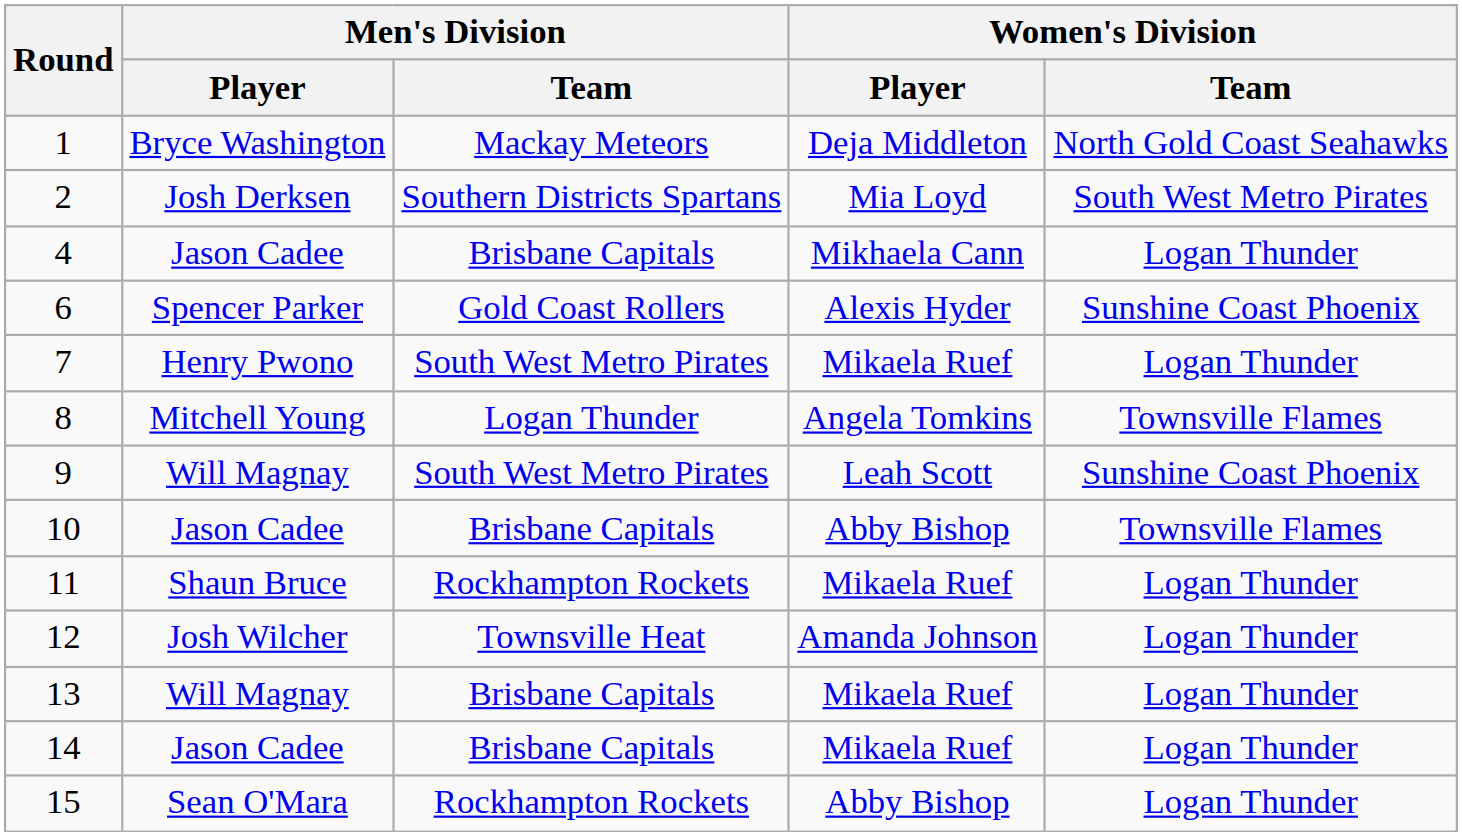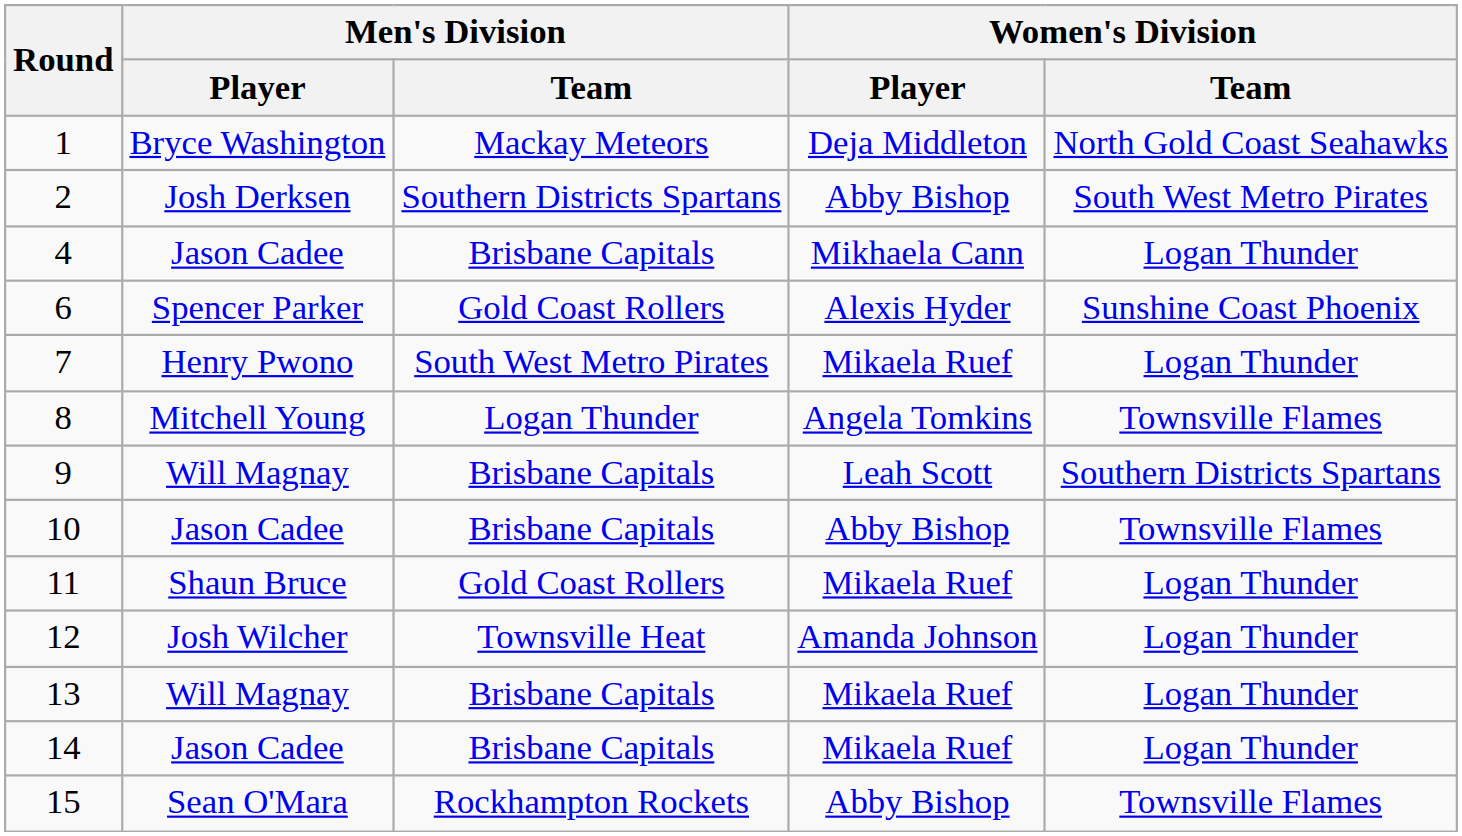(917, 197) Mia Loyd -> (917, 197) Abby Bishop
(591, 472) South West Metro Pirates -> (591, 472) Brisbane Capitals
(1251, 472) Sunshine Coast Phoenix -> (1251, 472) Southern Districts Spartans
(591, 582) Rockhampton Rockets -> (591, 582) Gold Coast Rollers
(1251, 802) Logan Thunder -> (1251, 802) Townsville Flames
